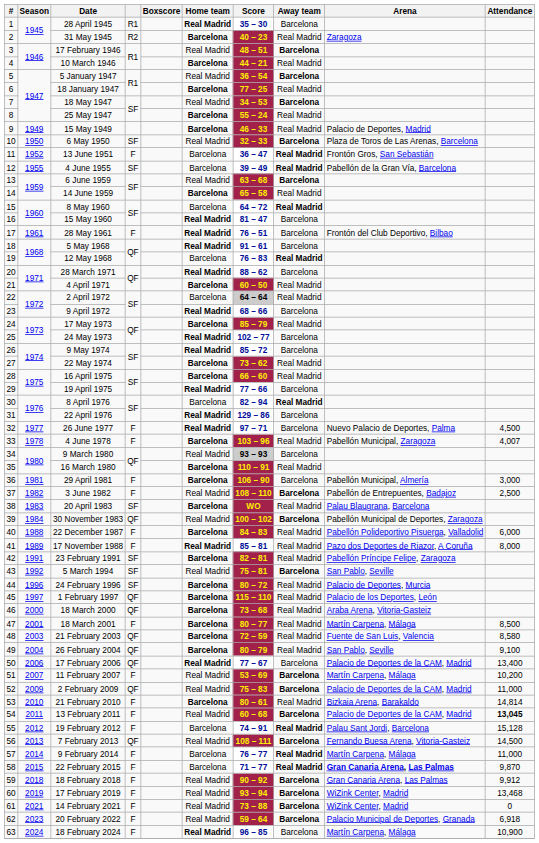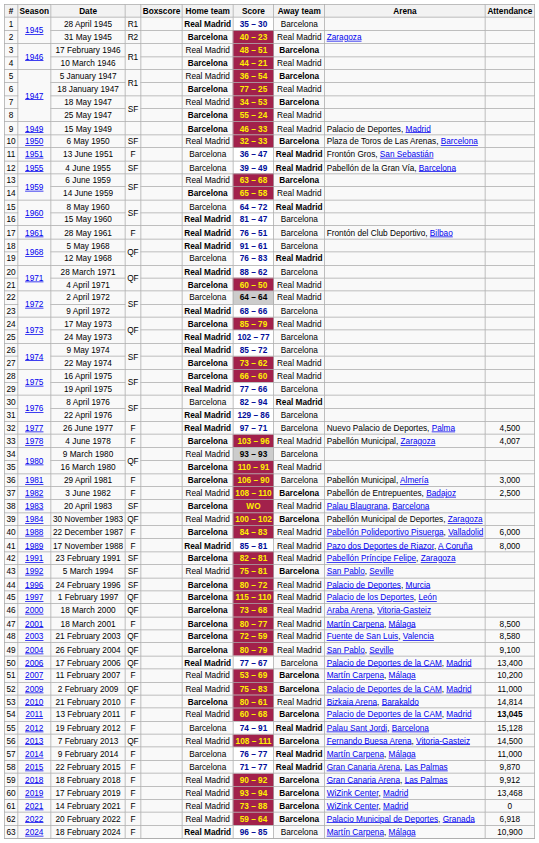(34, 154) 1952 -> (34, 154) 1951
(390, 767) bold -> (387, 767) normal
(34, 819) 2023 -> (34, 819) 2022
